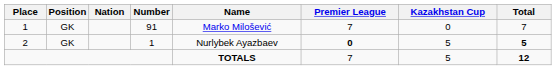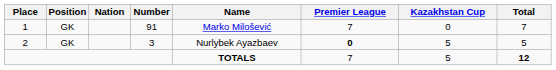(152, 42) 1 -> (152, 42) 3
(524, 42) bold -> (524, 42) normal
